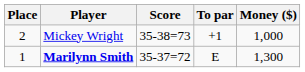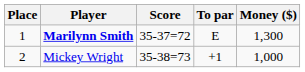rows swapped: (88, 56) <-> (83, 35)
